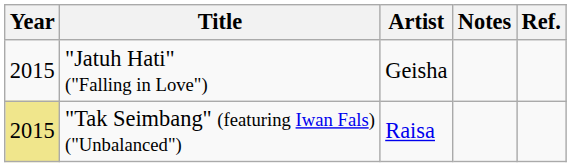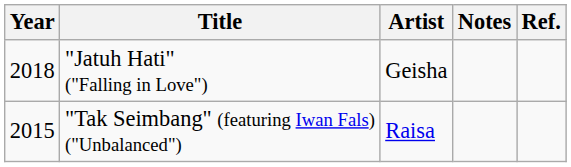(32, 70) 2015 -> (32, 70) 2018
(32, 131) khaki background -> (32, 131) no background
